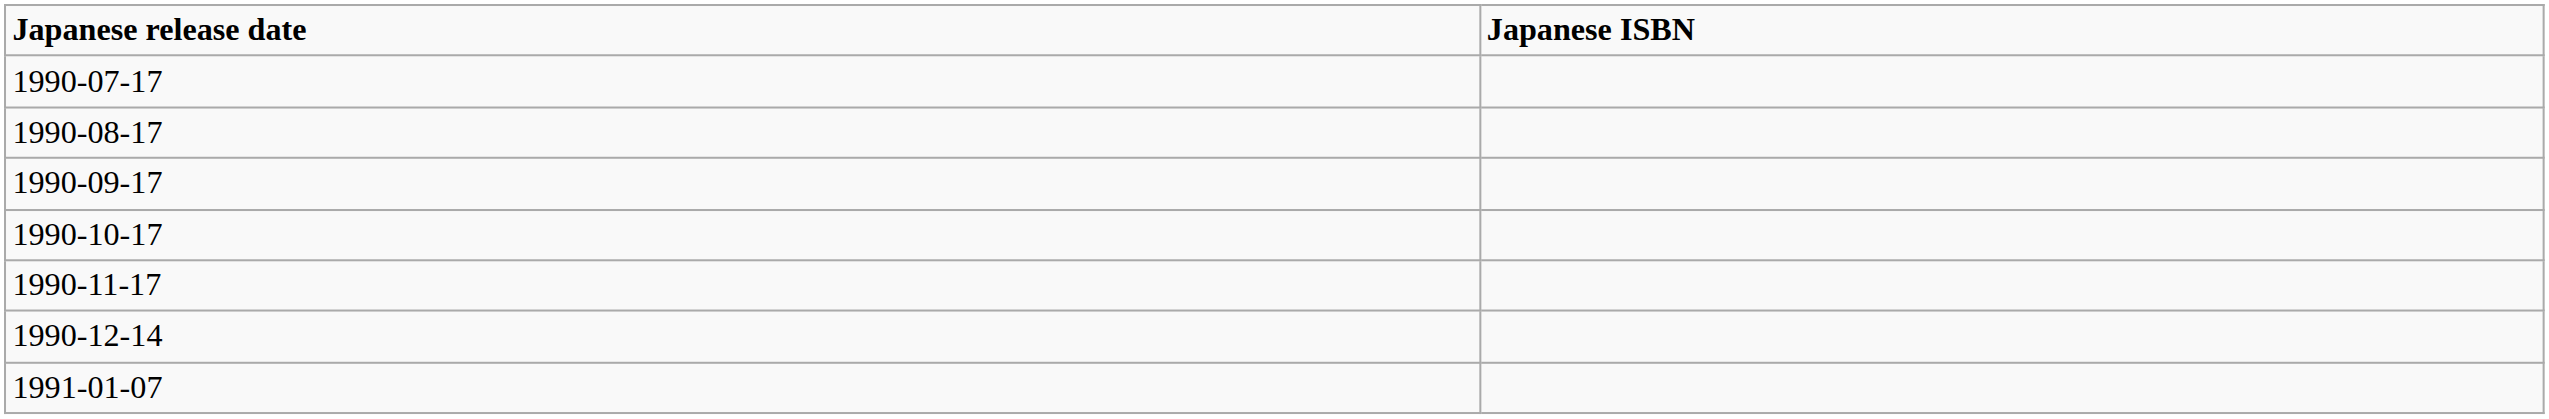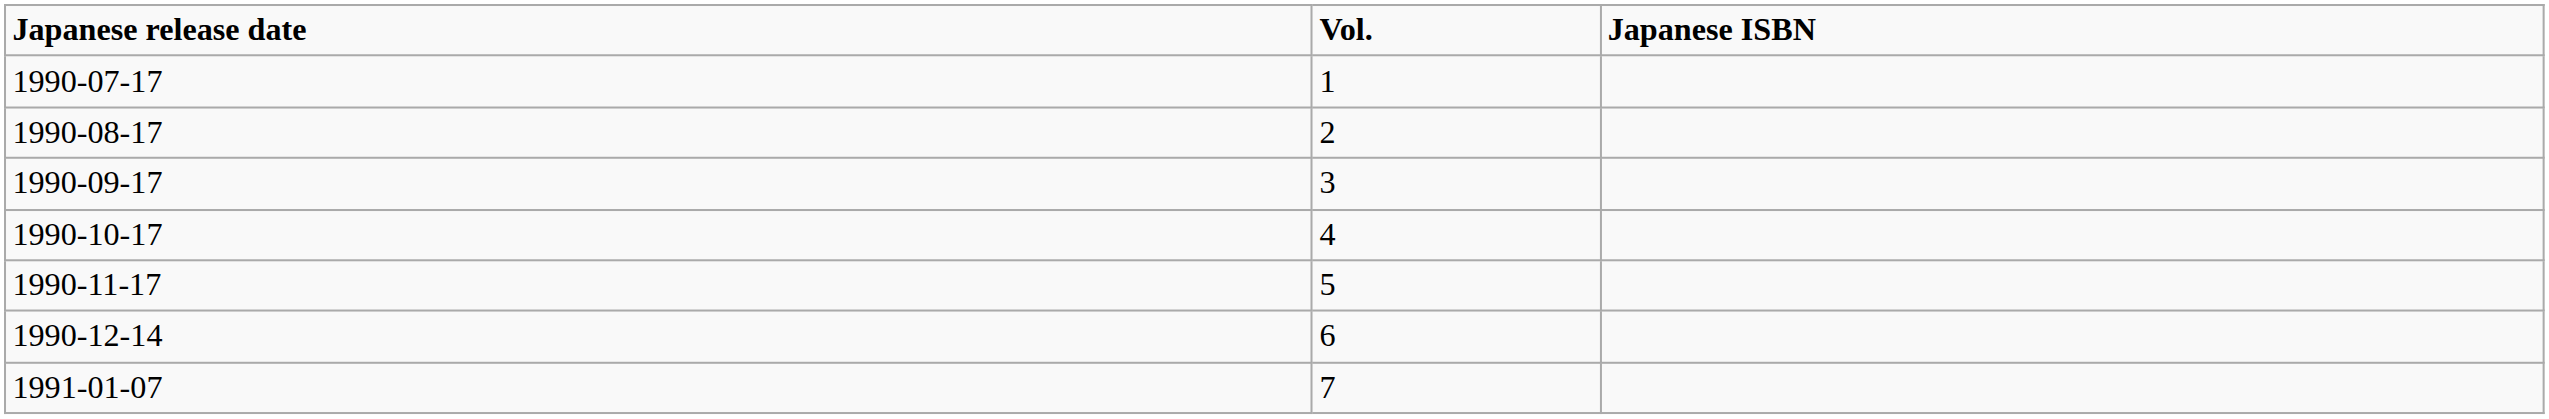+ column: (1346, 30)
